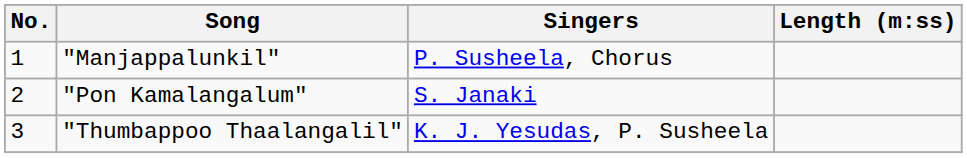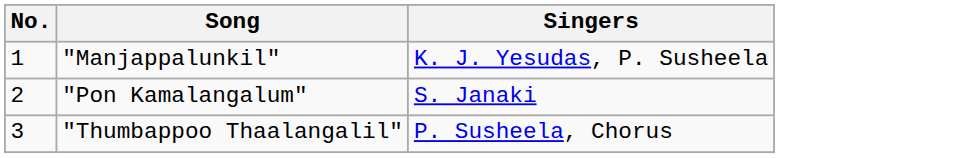- column: (868, 24)
(543, 60) P. Susheela, Chorus -> (591, 60) K. J. Yesudas, P. Susheela
(591, 134) K. J. Yesudas, P. Susheela -> (543, 134) P. Susheela, Chorus
